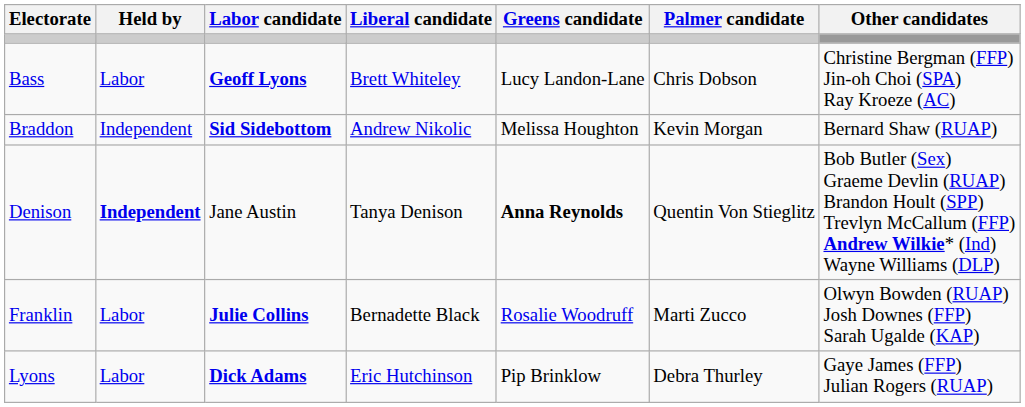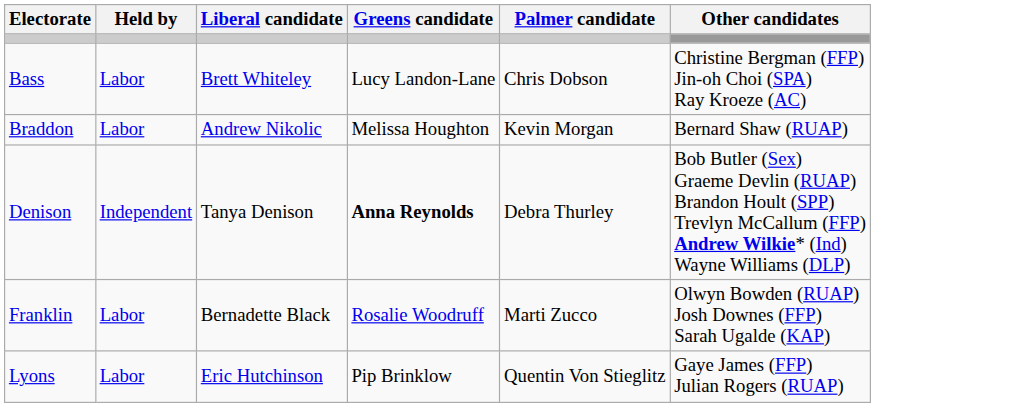- column: (275, 19)
(146, 129) Independent -> (122, 129) Labor
(150, 211) bold -> (146, 211) normal
(734, 211) Quentin Von Stieglitz -> (559, 211) Debra Thurley
(708, 376) Debra Thurley -> (585, 376) Quentin Von Stieglitz
